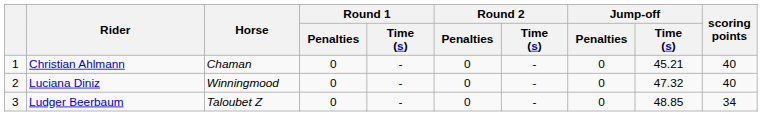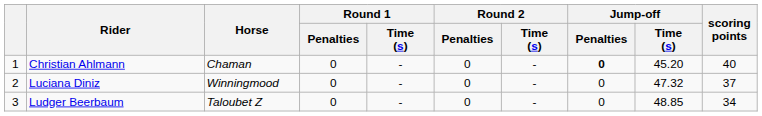(601, 65) normal -> (601, 65) bold
(669, 65) 45.21 -> (669, 65) 45.20
(729, 83) 40 -> (729, 83) 37
